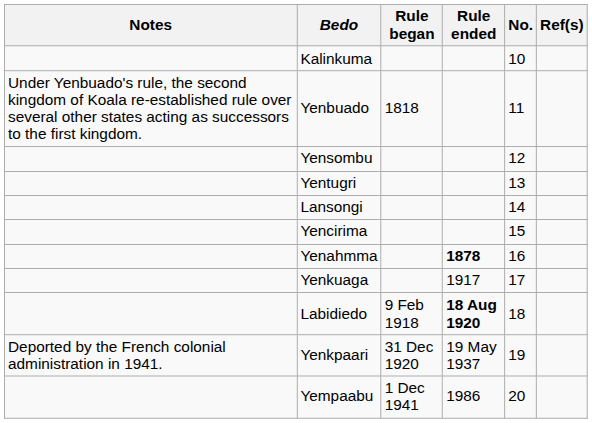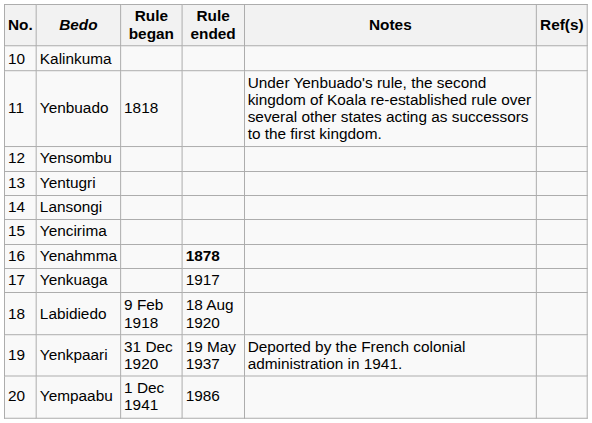columns swapped: (521, 25) <-> (151, 25)
(472, 313) bold -> (210, 313) normal
